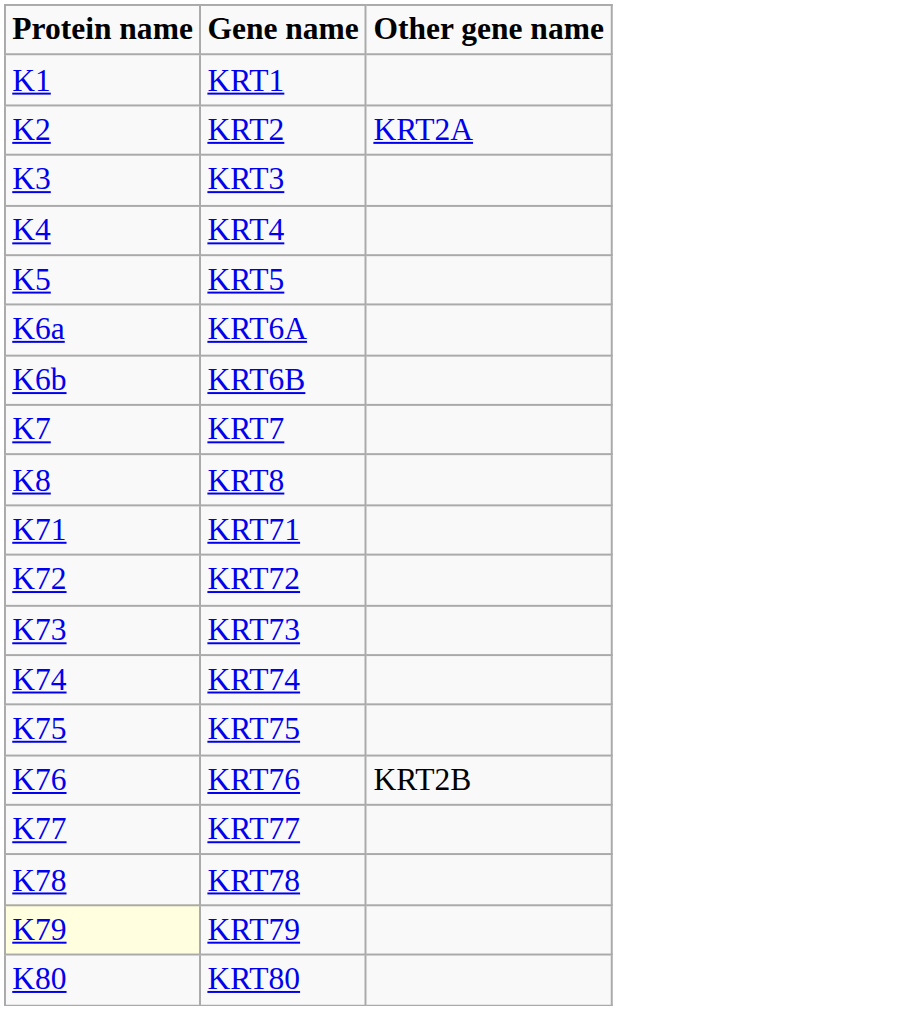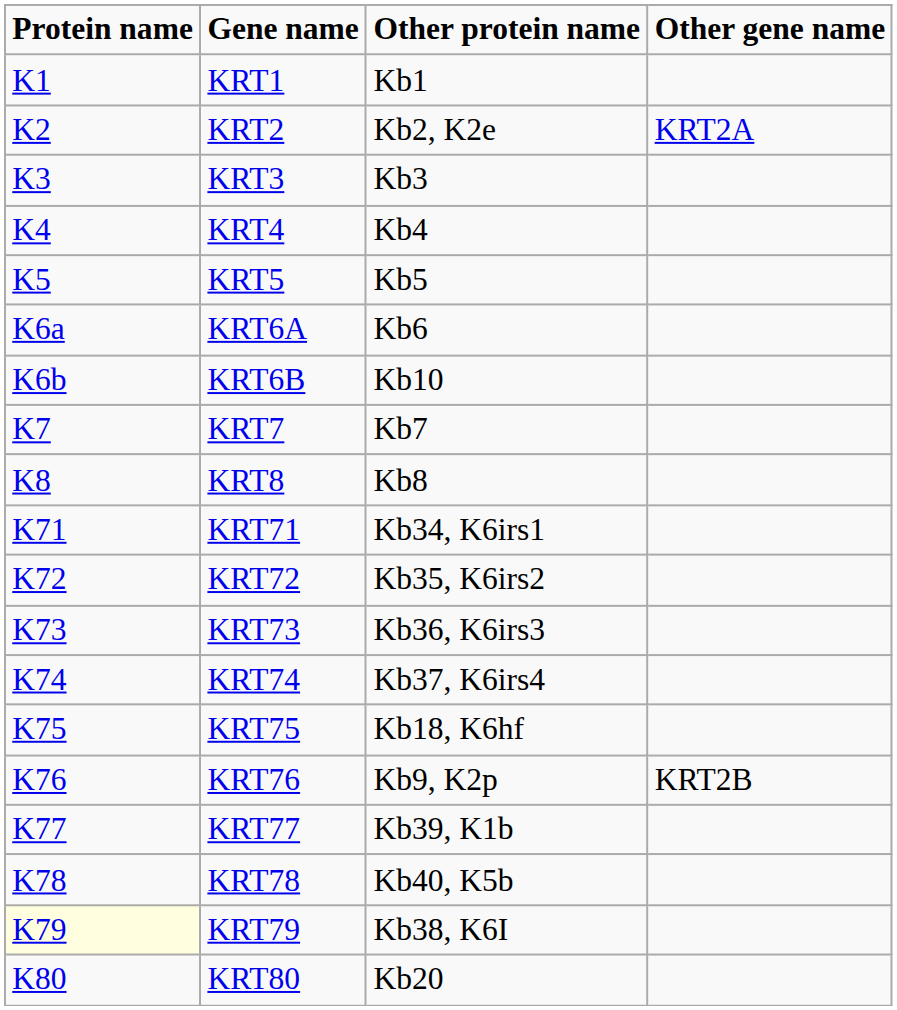+ column: (507, 29)
